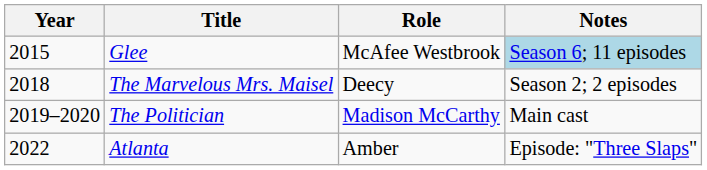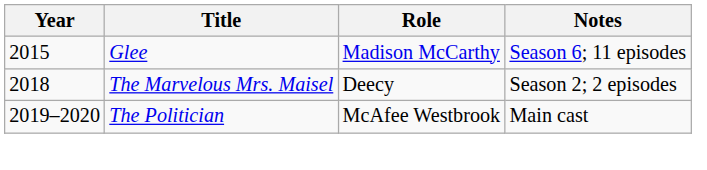(421, 52) McAfee Westbrook -> (421, 52) Madison McCarthy
(598, 52) lightblue background -> (598, 52) no background
(421, 116) Madison McCarthy -> (421, 116) McAfee Westbrook
- row: (139, 148)
